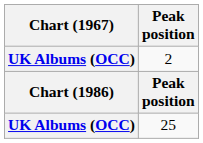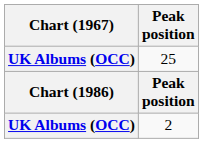rows swapped: (168, 58) <-> (168, 125)
